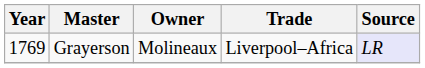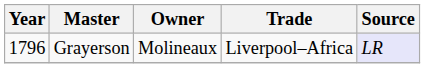(27, 47) 1769 -> (27, 47) 1796
